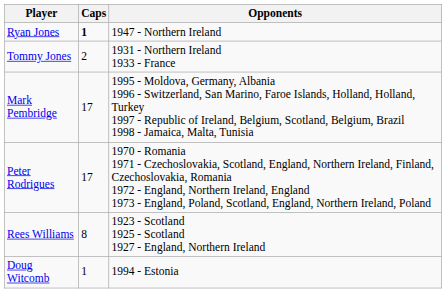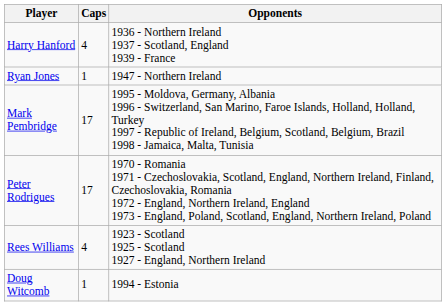+ row: (41, 44)
(84, 31) bold -> (84, 76) normal
- row: (39, 56)
(84, 234) 8 -> (84, 247) 4
